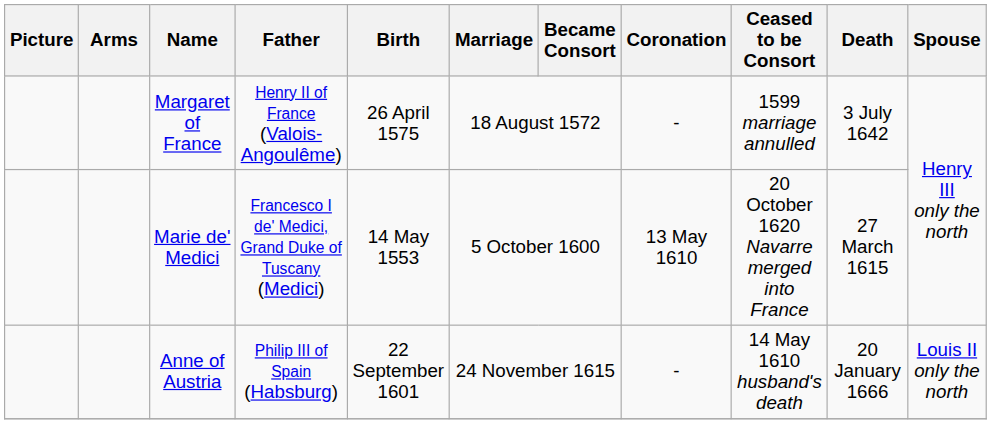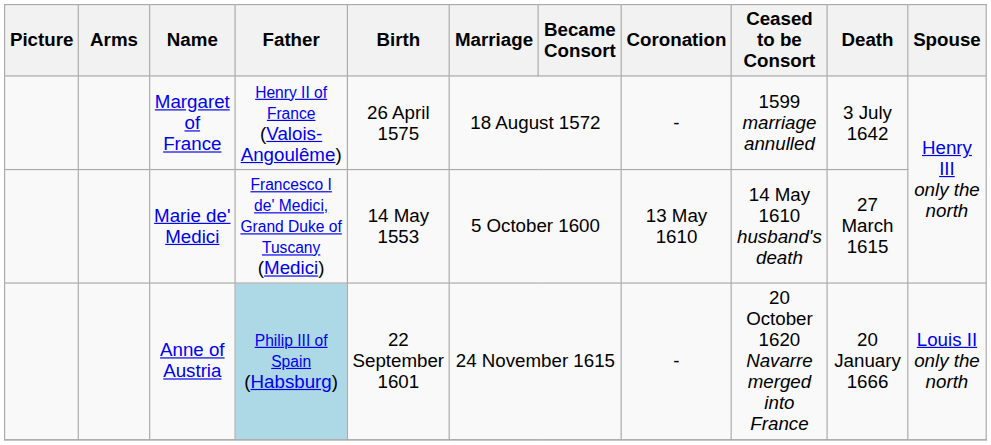(779, 247) 20 October 1620 Navarre merged into France -> (779, 226) 14 May 1610 husband's death
(291, 372) no background -> (291, 362) lightblue background
(779, 371) 14 May 1610 husband's death -> (779, 361) 20 October 1620 Navarre merged into France
